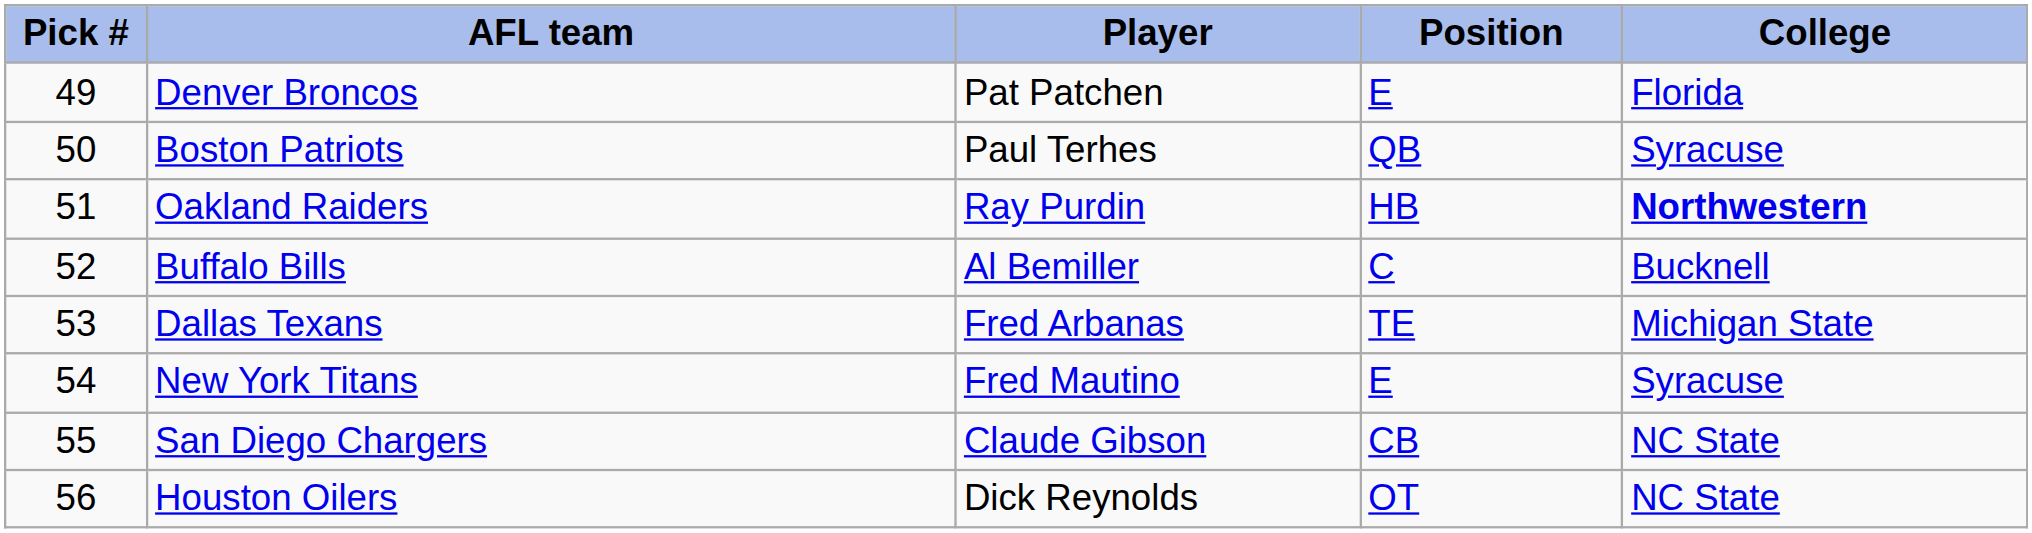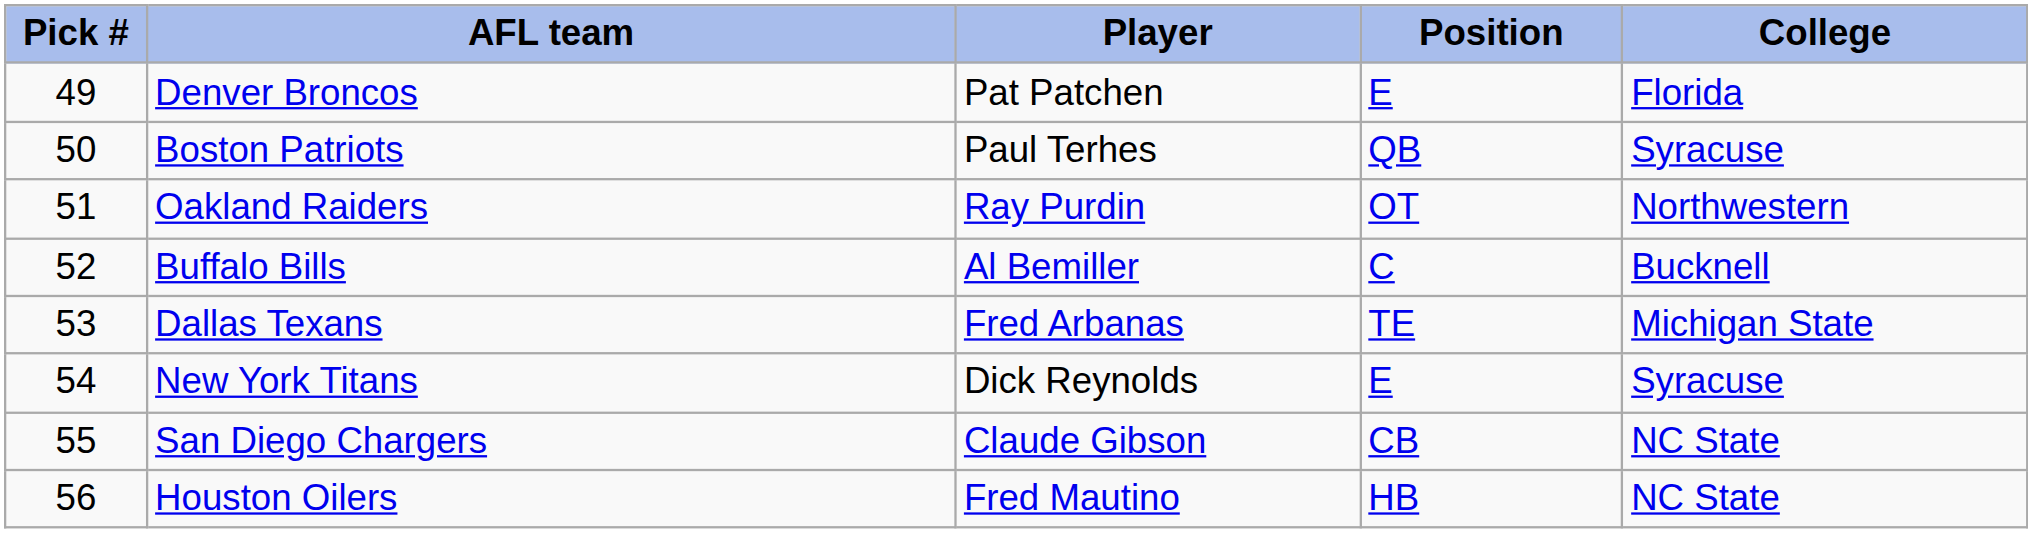(1394, 207) HB -> (1394, 207) OT
(1749, 207) bold -> (1740, 207) normal
(1072, 382) Fred Mautino -> (1081, 382) Dick Reynolds
(1081, 498) Dick Reynolds -> (1072, 498) Fred Mautino
(1394, 498) OT -> (1394, 498) HB
